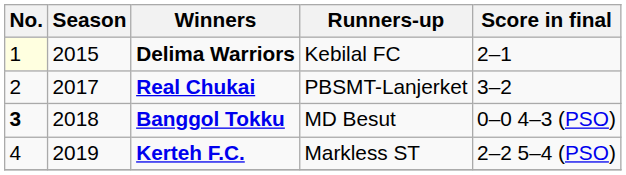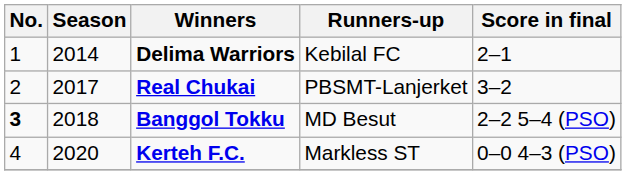(15, 53) lightyellow background -> (15, 53) no background
(76, 53) 2015 -> (76, 53) 2014
(546, 119) 0–0 4–3 (PSO) -> (546, 119) 2–2 5–4 (PSO)
(76, 152) 2019 -> (76, 152) 2020
(546, 152) 2–2 5–4 (PSO) -> (546, 152) 0–0 4–3 (PSO)
